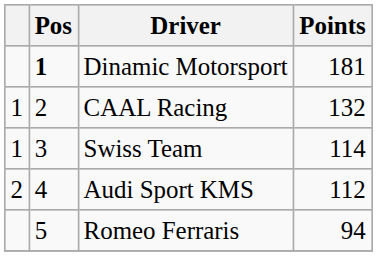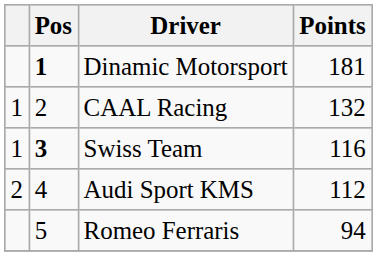(41, 148) normal -> (41, 148) bold
(347, 148) 114 -> (347, 148) 116
